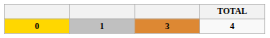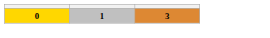- column: (232, 12)
